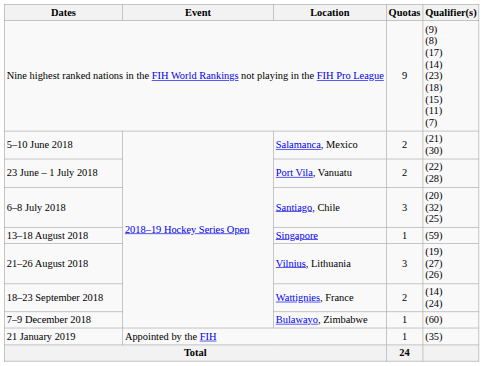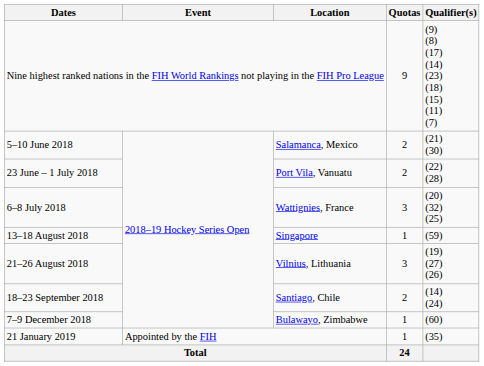(308, 207) Santiago, Chile -> (315, 207) Wattignies, France
(315, 297) Wattignies, France -> (308, 297) Santiago, Chile
